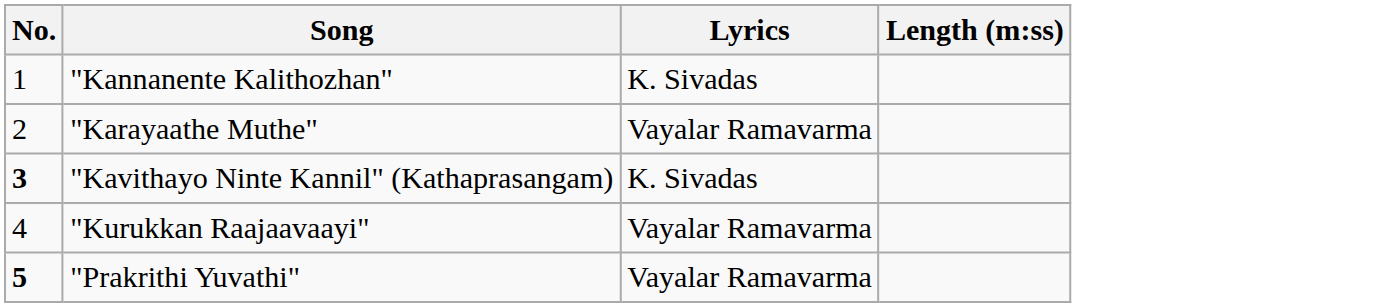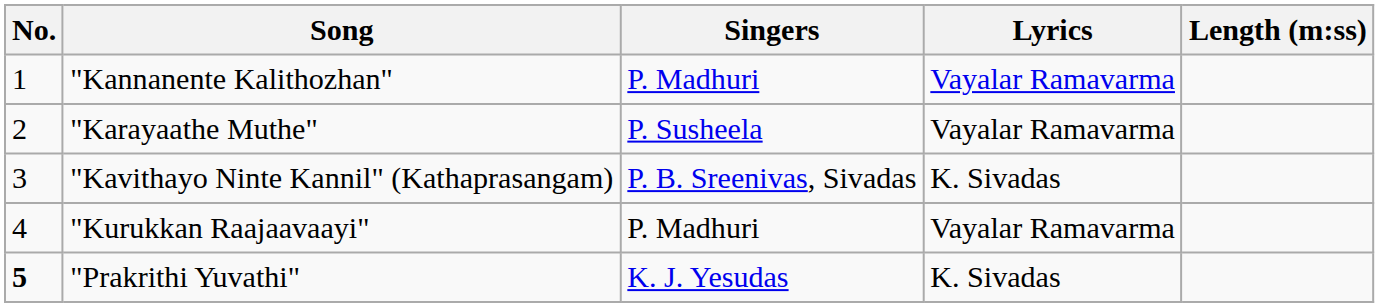+ column: (772, 29)
(692, 79) K. Sivadas -> (1053, 79) Vayalar Ramavarma
(19, 178) bold -> (19, 178) normal
(750, 277) Vayalar Ramavarma -> (995, 277) K. Sivadas
